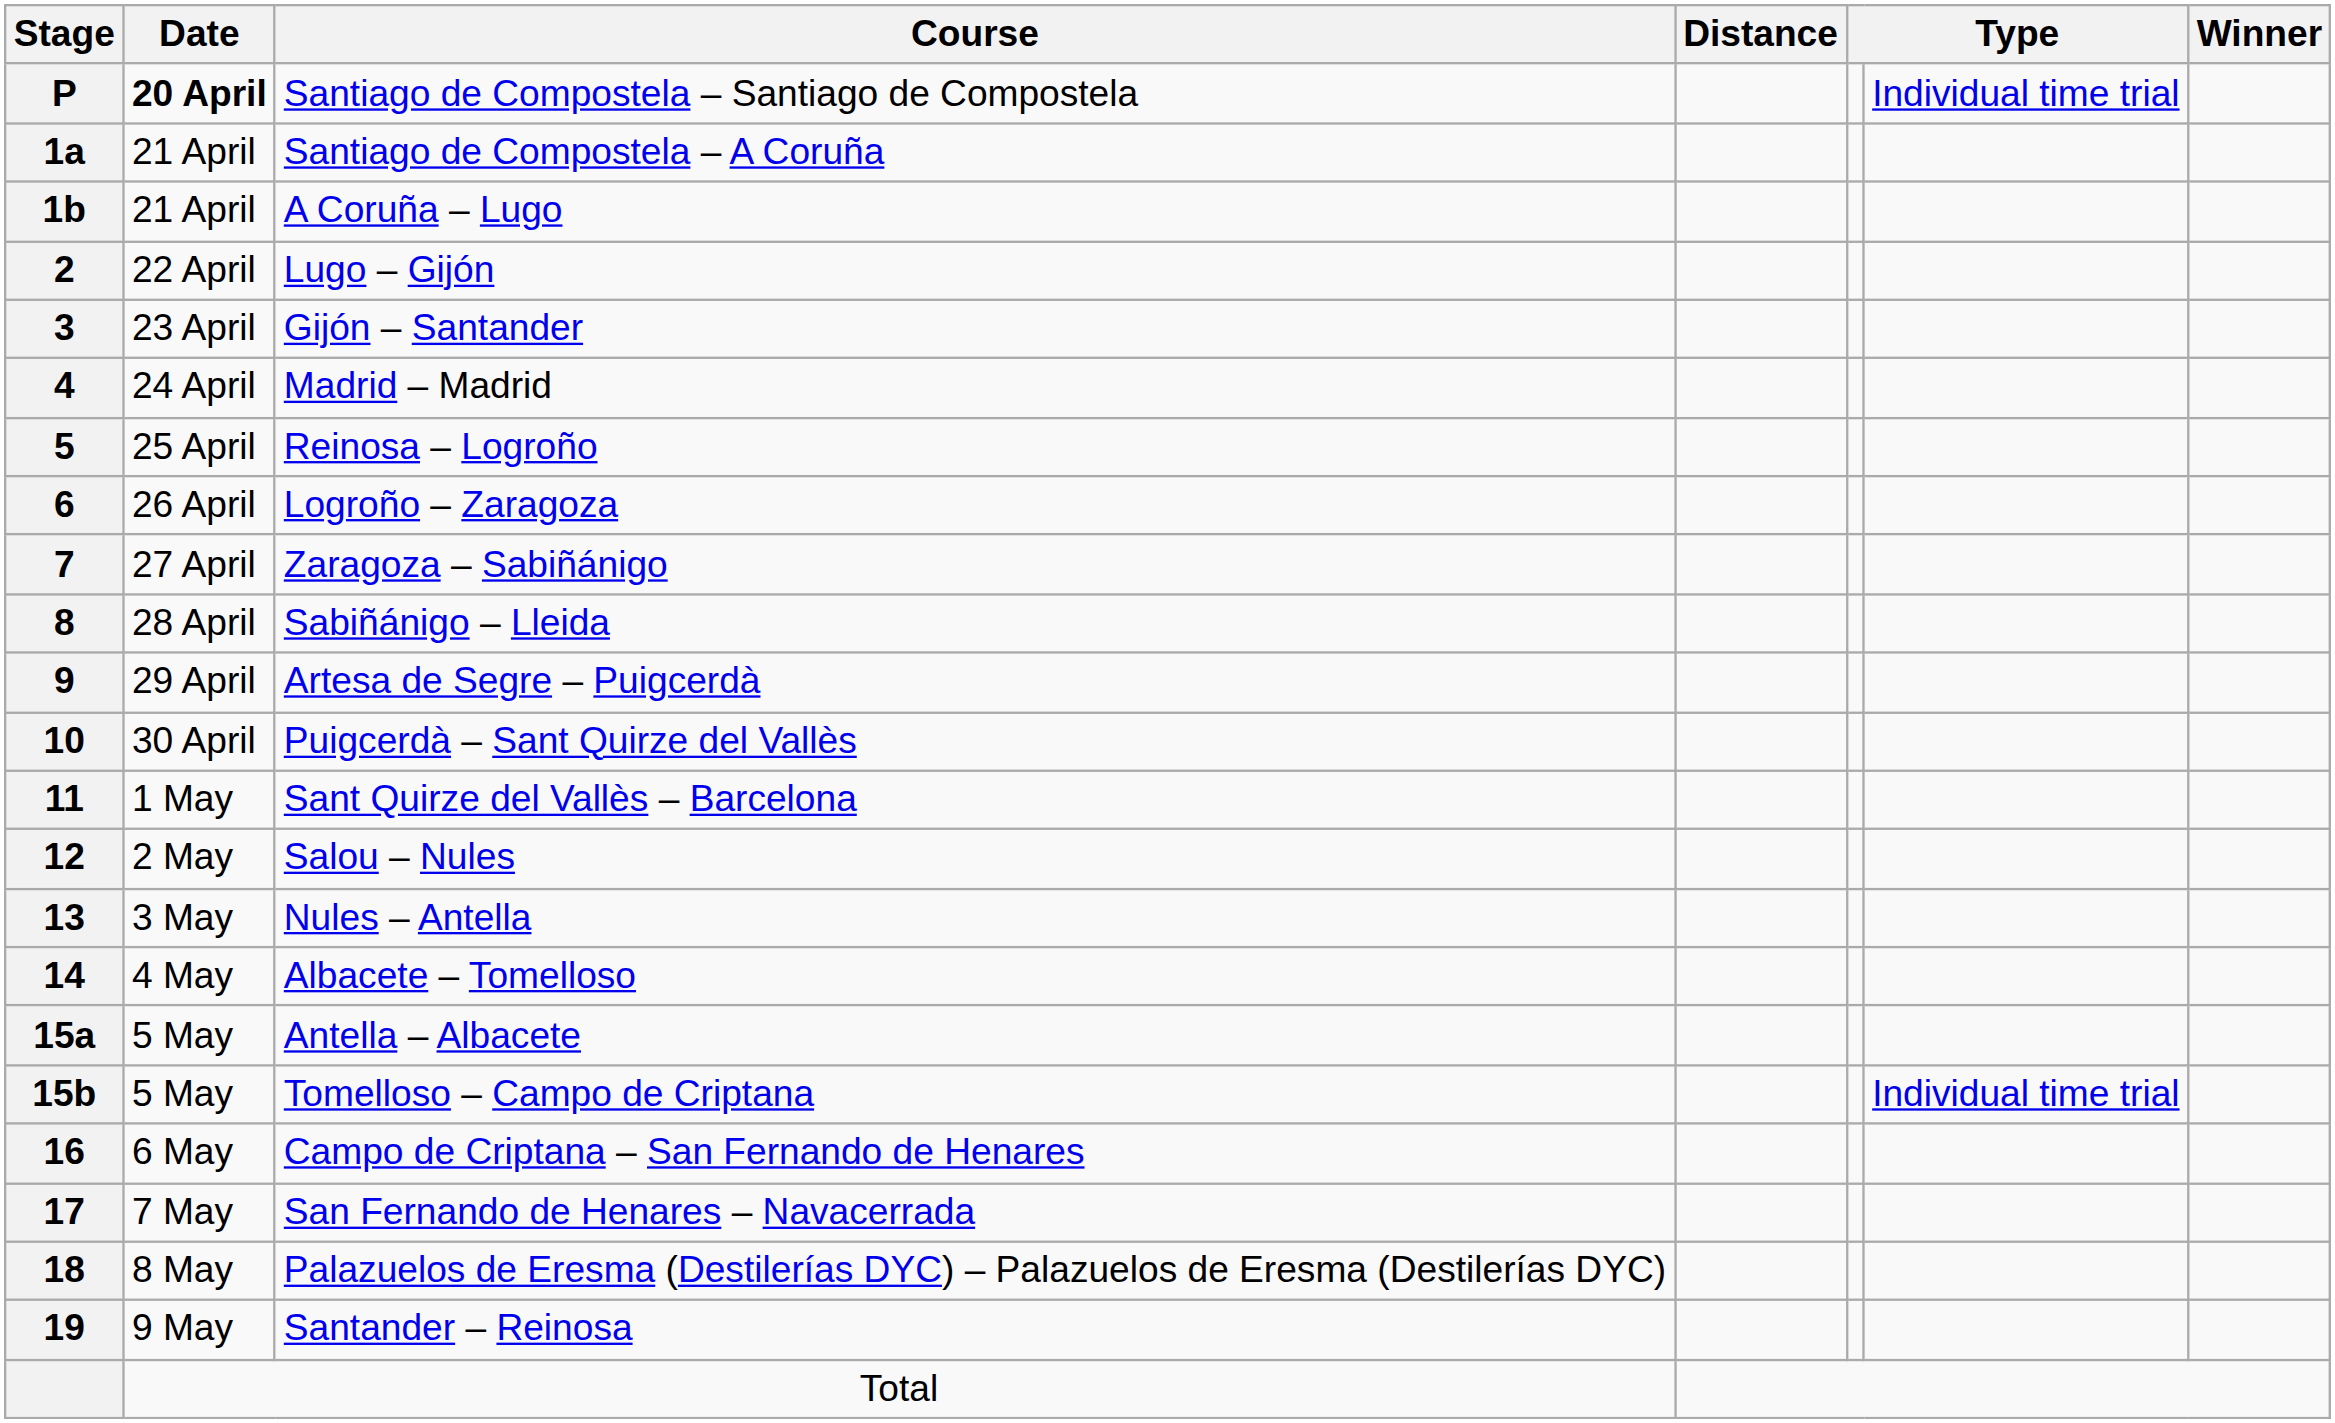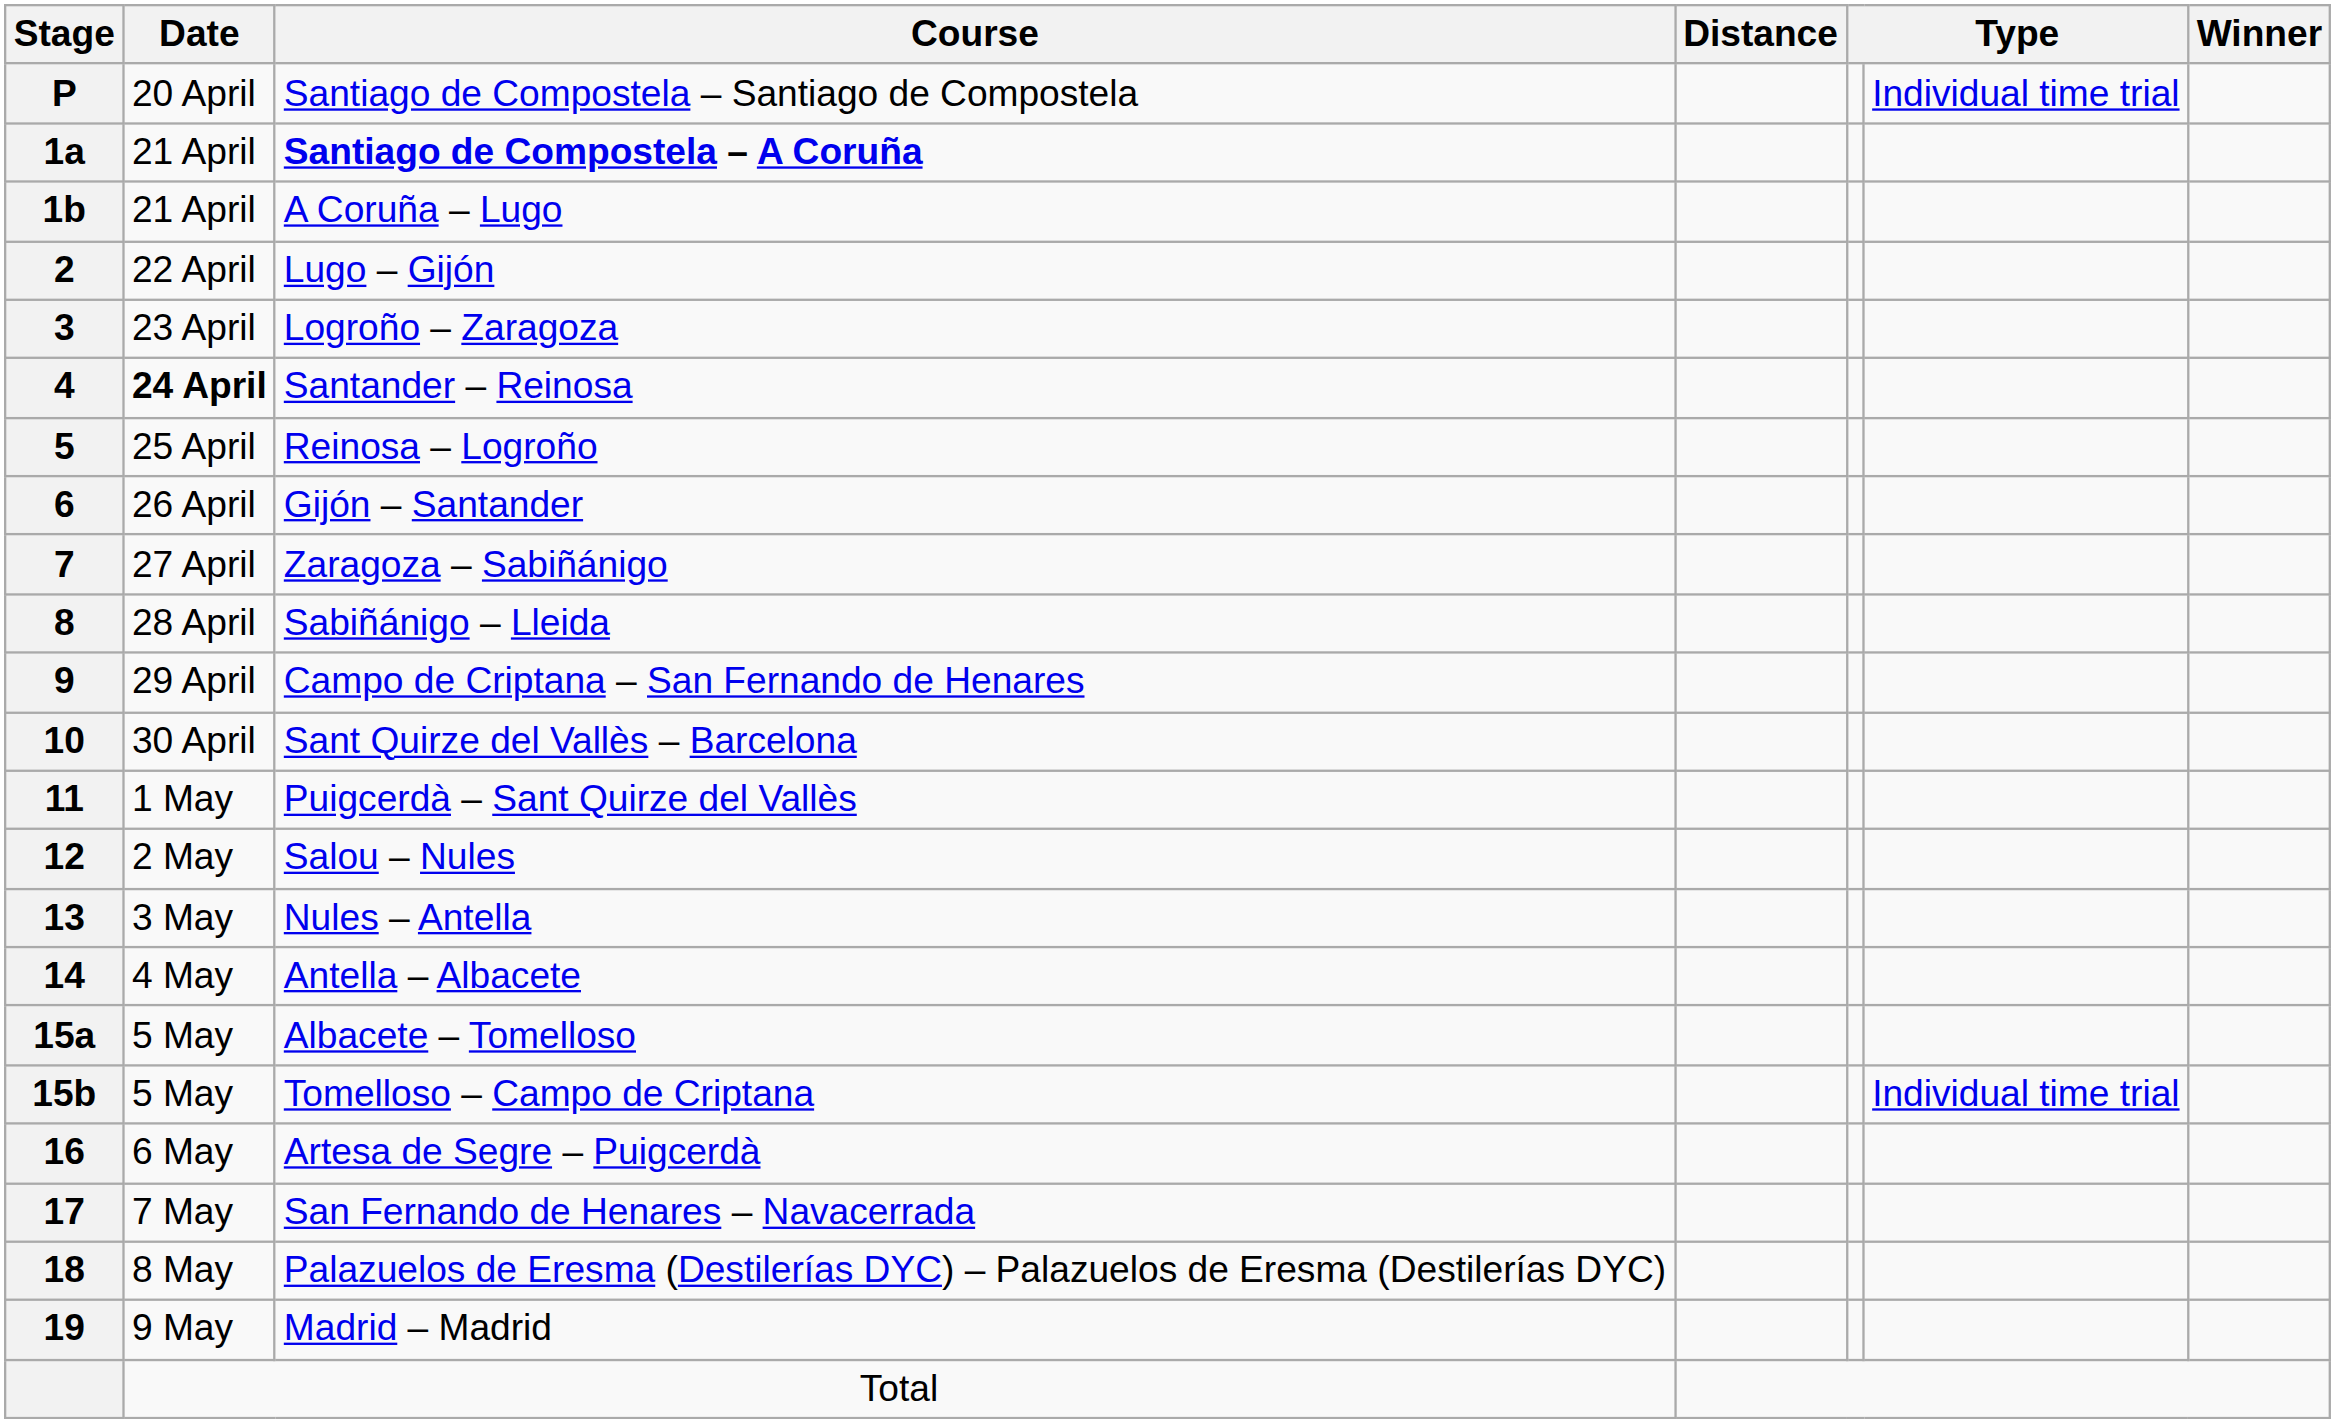(199, 92) bold -> (194, 92) normal
(584, 151) normal -> (603, 151) bold
(433, 328) Gijón – Santander -> (451, 328) Logroño – Zaragoza
(194, 387) normal -> (199, 387) bold
(418, 387) Madrid – Madrid -> (458, 387) Santander – Reinosa
(451, 504) Logroño – Zaragoza -> (433, 504) Gijón – Santander
(522, 681) Artesa de Segre – Puigcerdà -> (684, 681) Campo de Criptana – San Fernando de Henares
(570, 740) Puigcerdà – Sant Quirze del Vallès -> (570, 740) Sant Quirze del Vallès – Barcelona
(570, 799) Sant Quirze del Vallès – Barcelona -> (570, 799) Puigcerdà – Sant Quirze del Vallès
(460, 975) Albacete – Tomelloso -> (432, 975) Antella – Albacete
(432, 1034) Antella – Albacete -> (460, 1034) Albacete – Tomelloso
(684, 1152) Campo de Criptana – San Fernando de Henares -> (522, 1152) Artesa de Segre – Puigcerdà
(458, 1329) Santander – Reinosa -> (418, 1329) Madrid – Madrid
